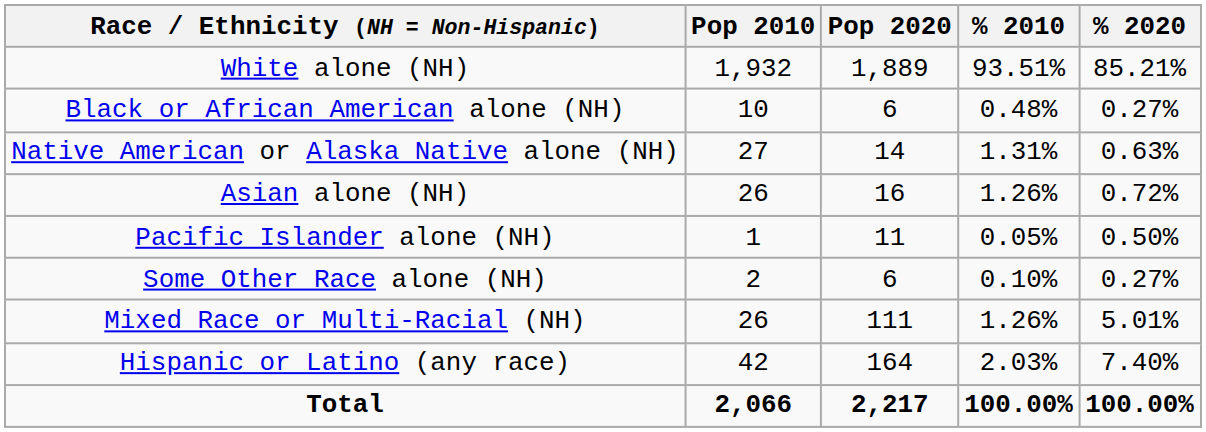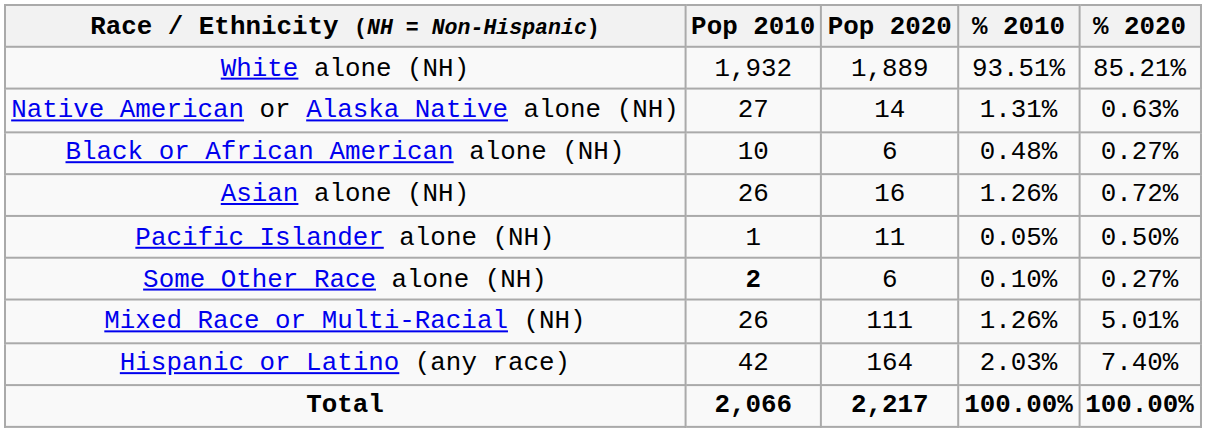rows swapped: (345, 110) <-> (345, 153)
(753, 279) normal -> (753, 279) bold
